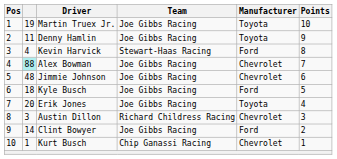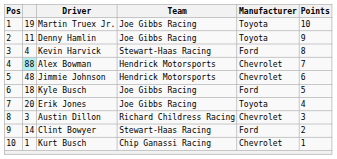(158, 64) Joe Gibbs Racing -> (168, 64) Hendrick Motorsports
(158, 77) Joe Gibbs Racing -> (168, 77) Hendrick Motorsports
(158, 130) Joe Gibbs Racing -> (165, 130) Stewart-Haas Racing
